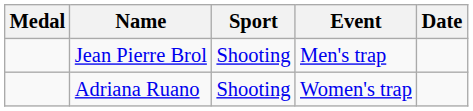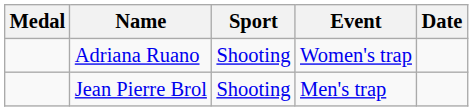rows swapped: (137, 89) <-> (141, 55)
